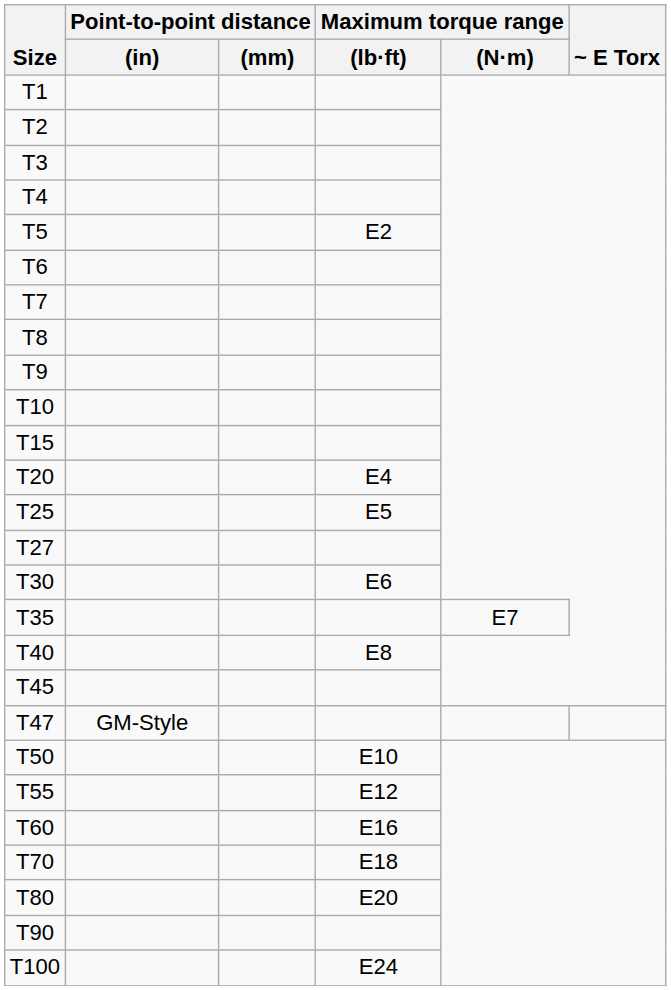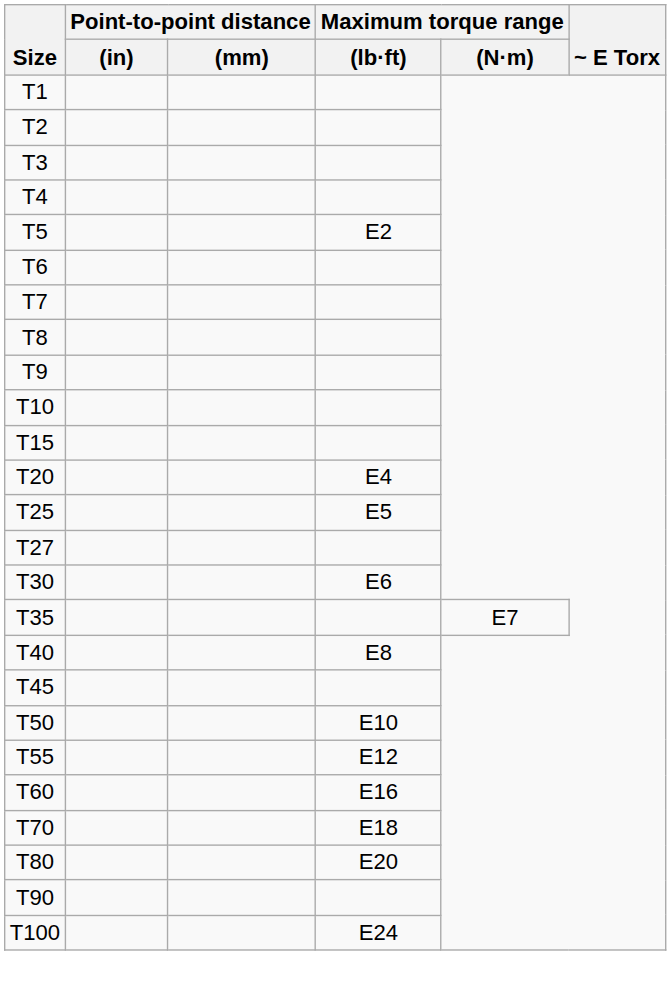- row: (35, 722)
